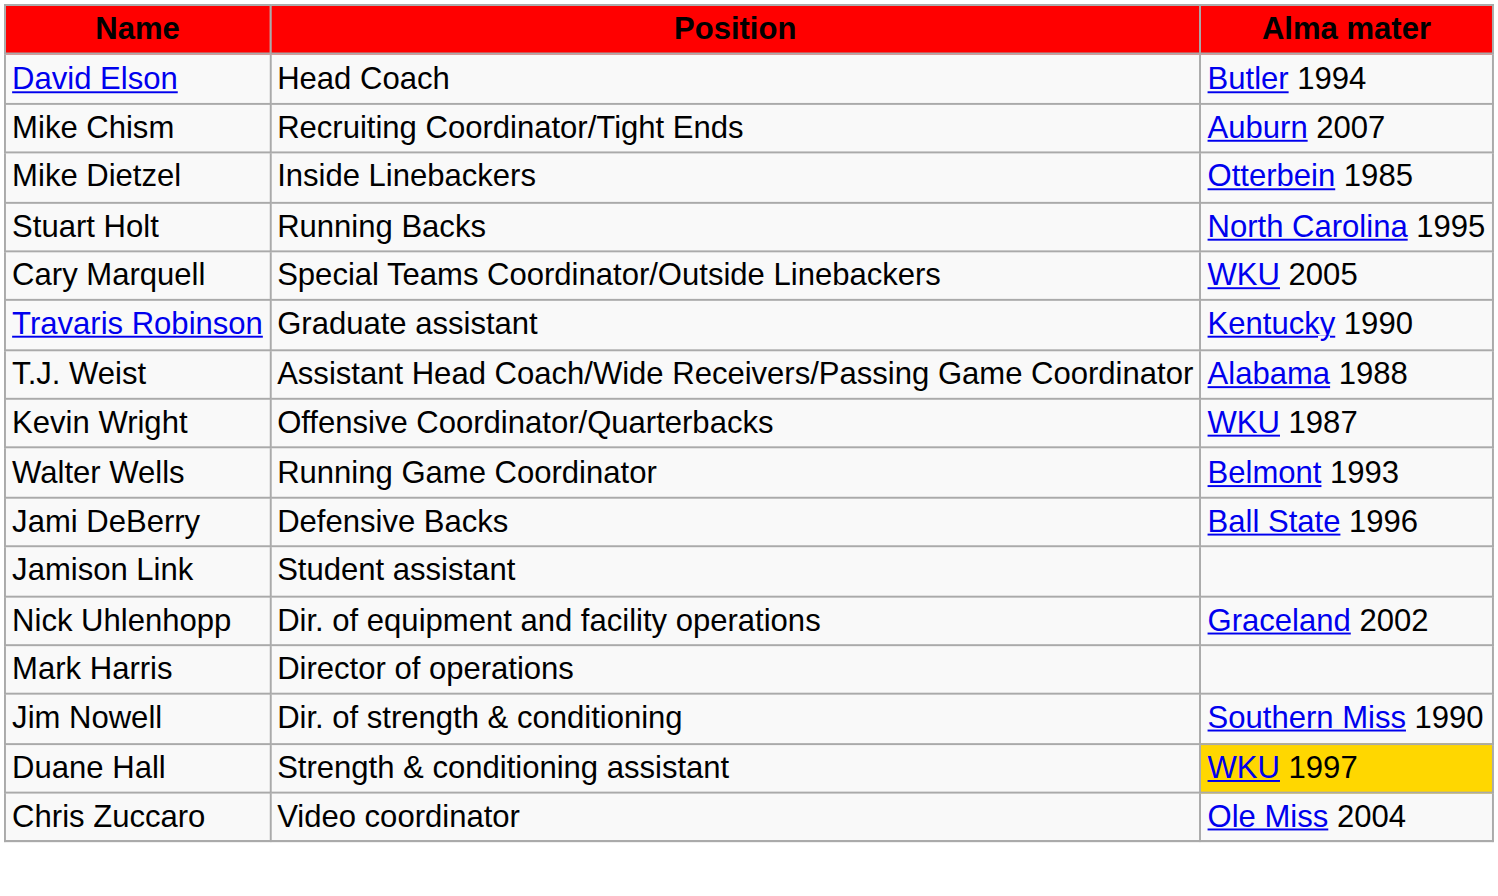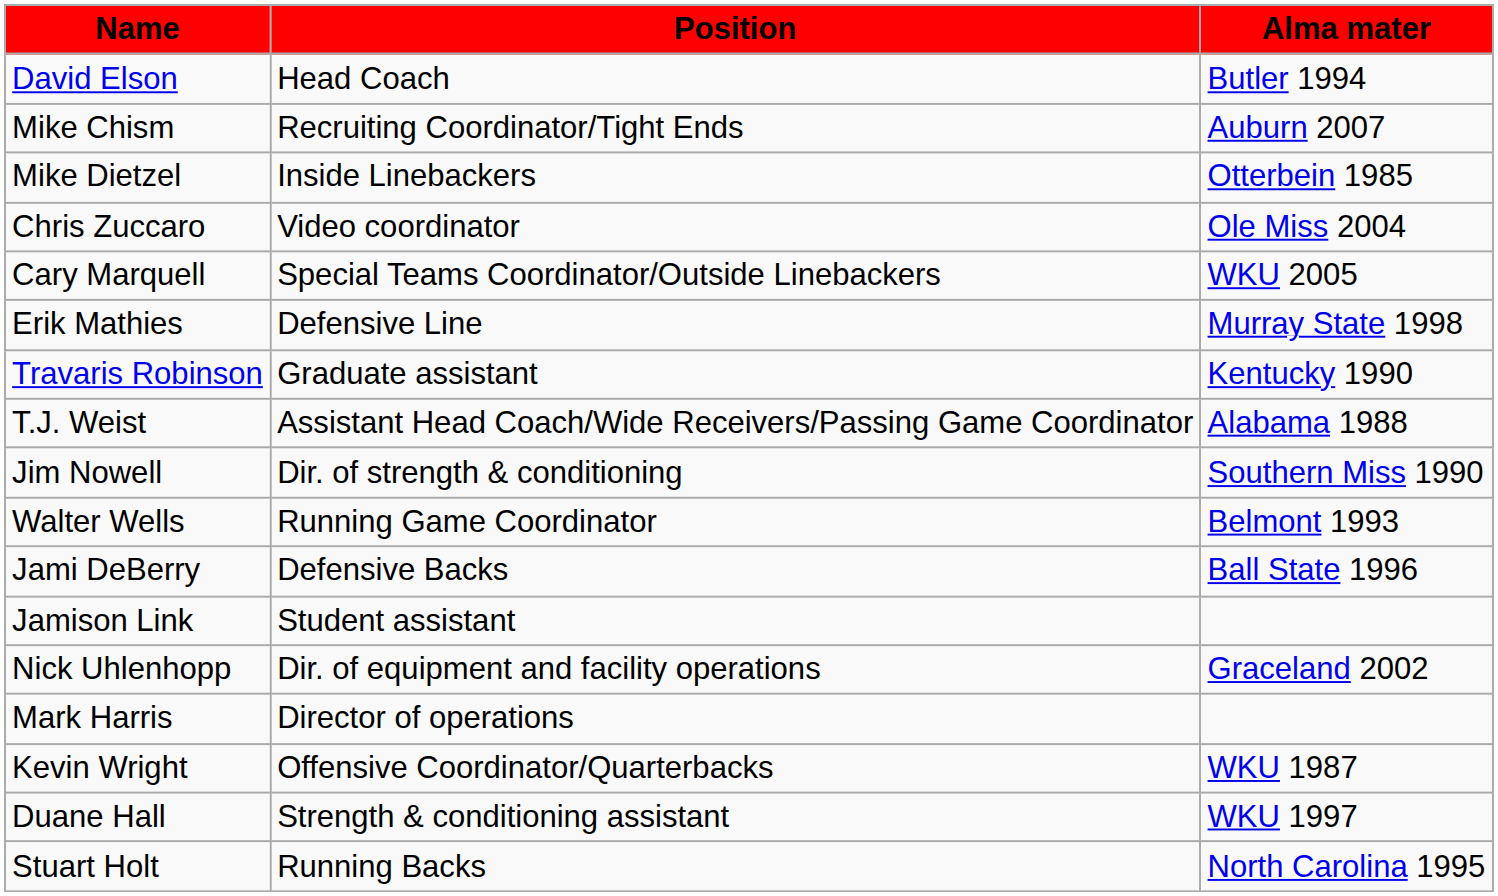rows swapped: (85, 226) <-> (109, 816)
+ row: (98, 324)
rows swapped: (100, 422) <-> (87, 718)
(1283, 767) gold background -> (1283, 816) no background
